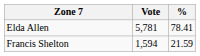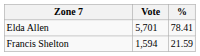(146, 28) 5,781 -> (146, 28) 5,701
